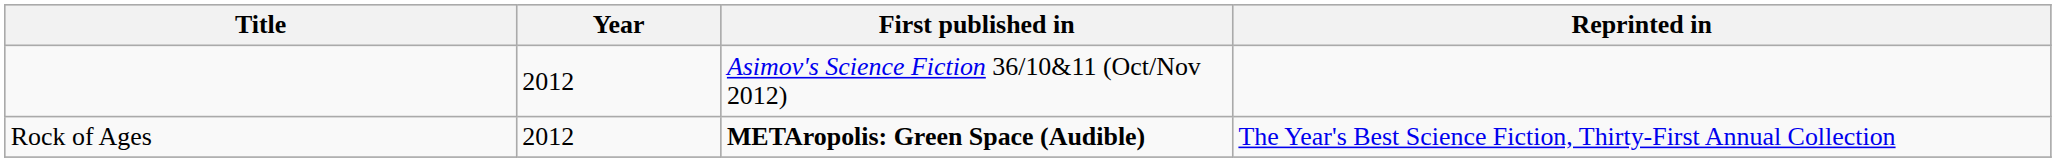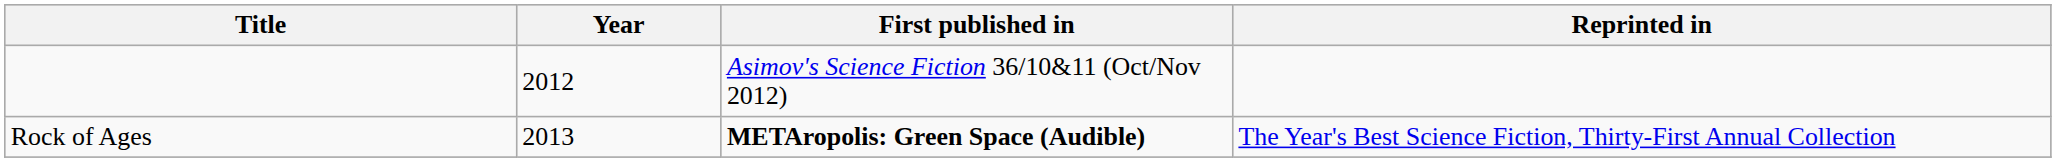(548, 136) 2012 -> (548, 136) 2013
